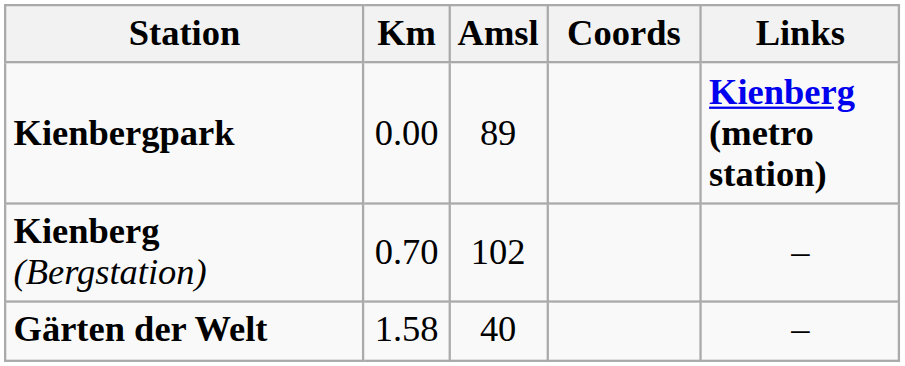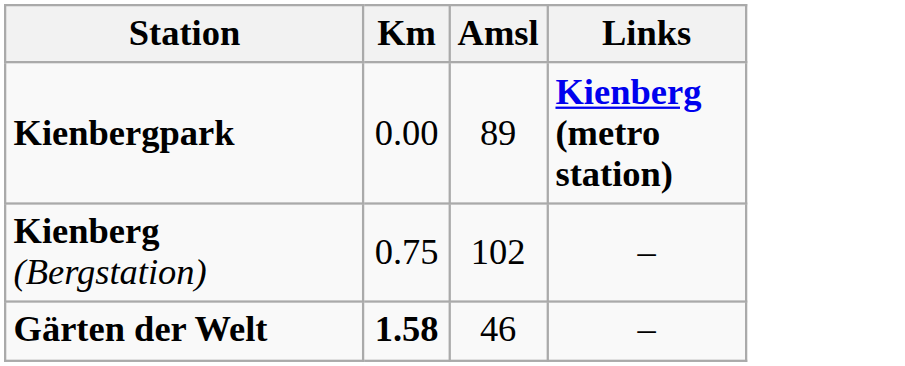- column: (624, 33)
(407, 251) 0.70 -> (407, 251) 0.75
(407, 330) normal -> (407, 330) bold
(498, 330) 40 -> (498, 330) 46
